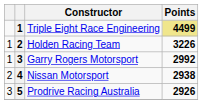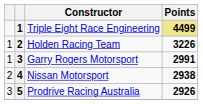(184, 60) 2992 -> (184, 60) 2991
